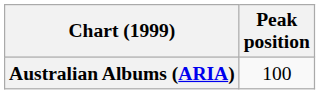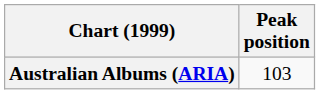(277, 72) 100 -> (277, 72) 103
